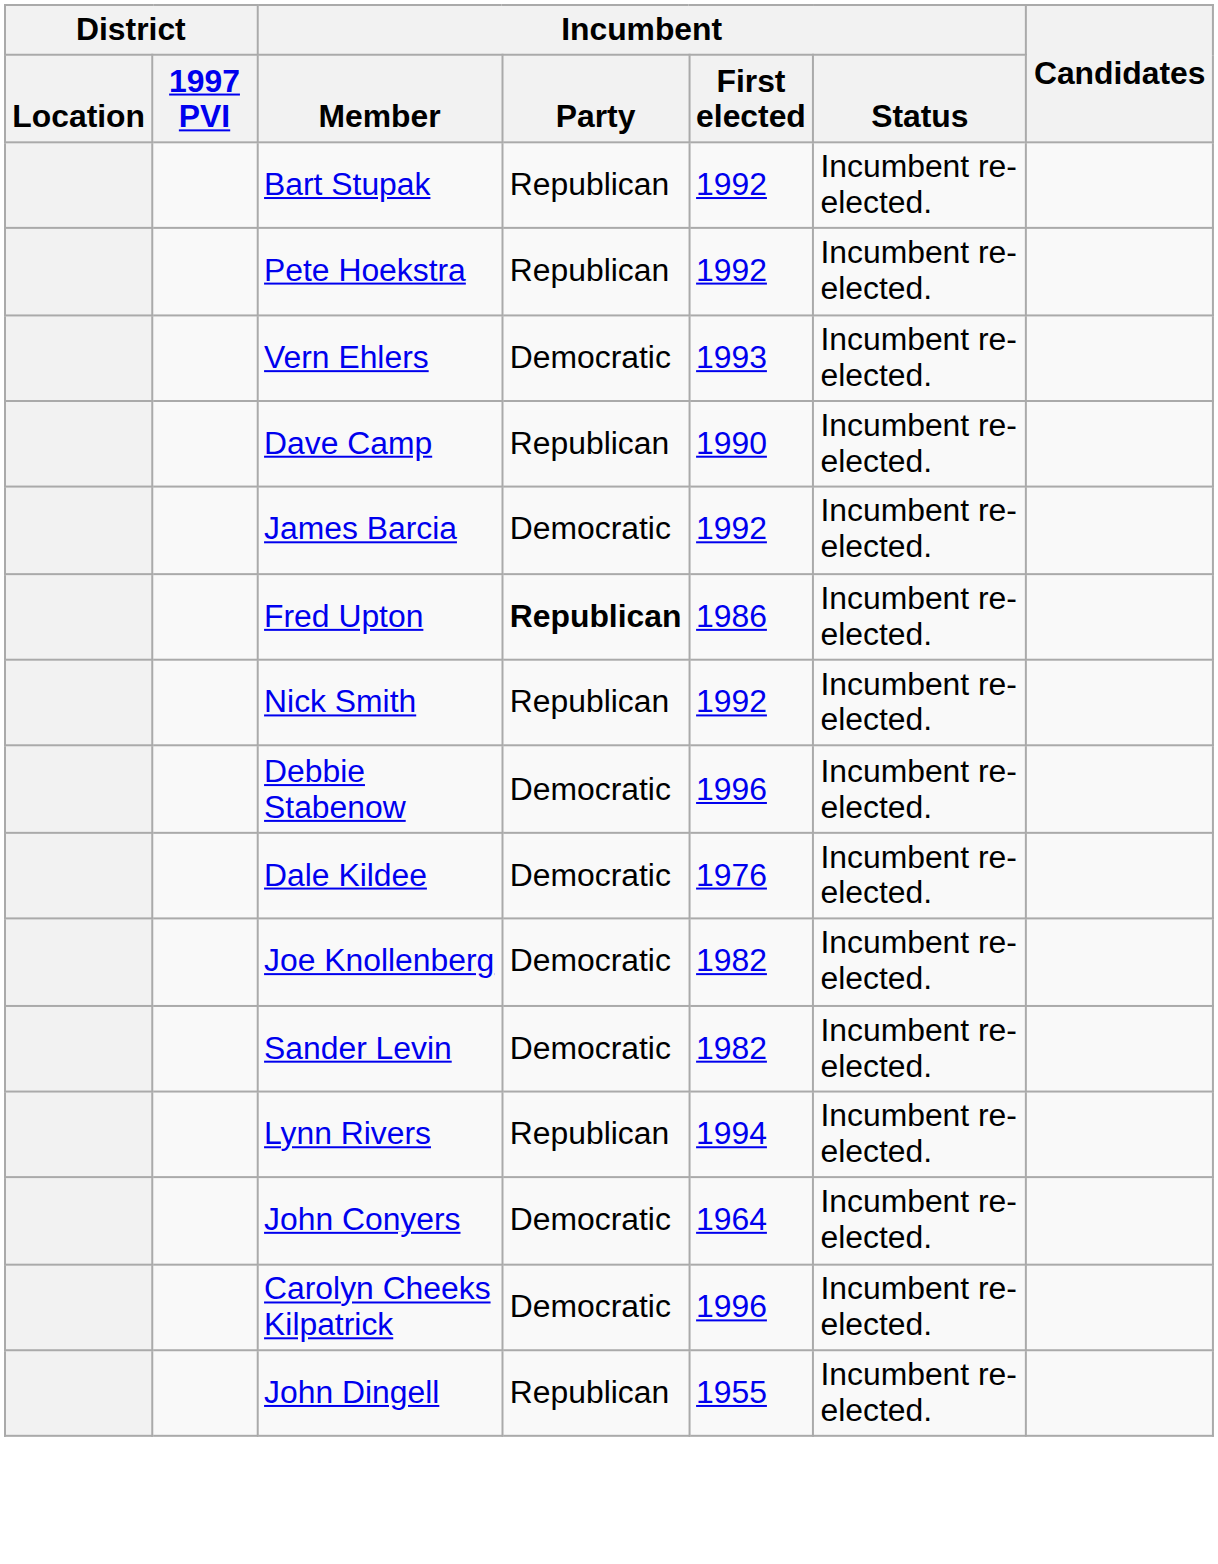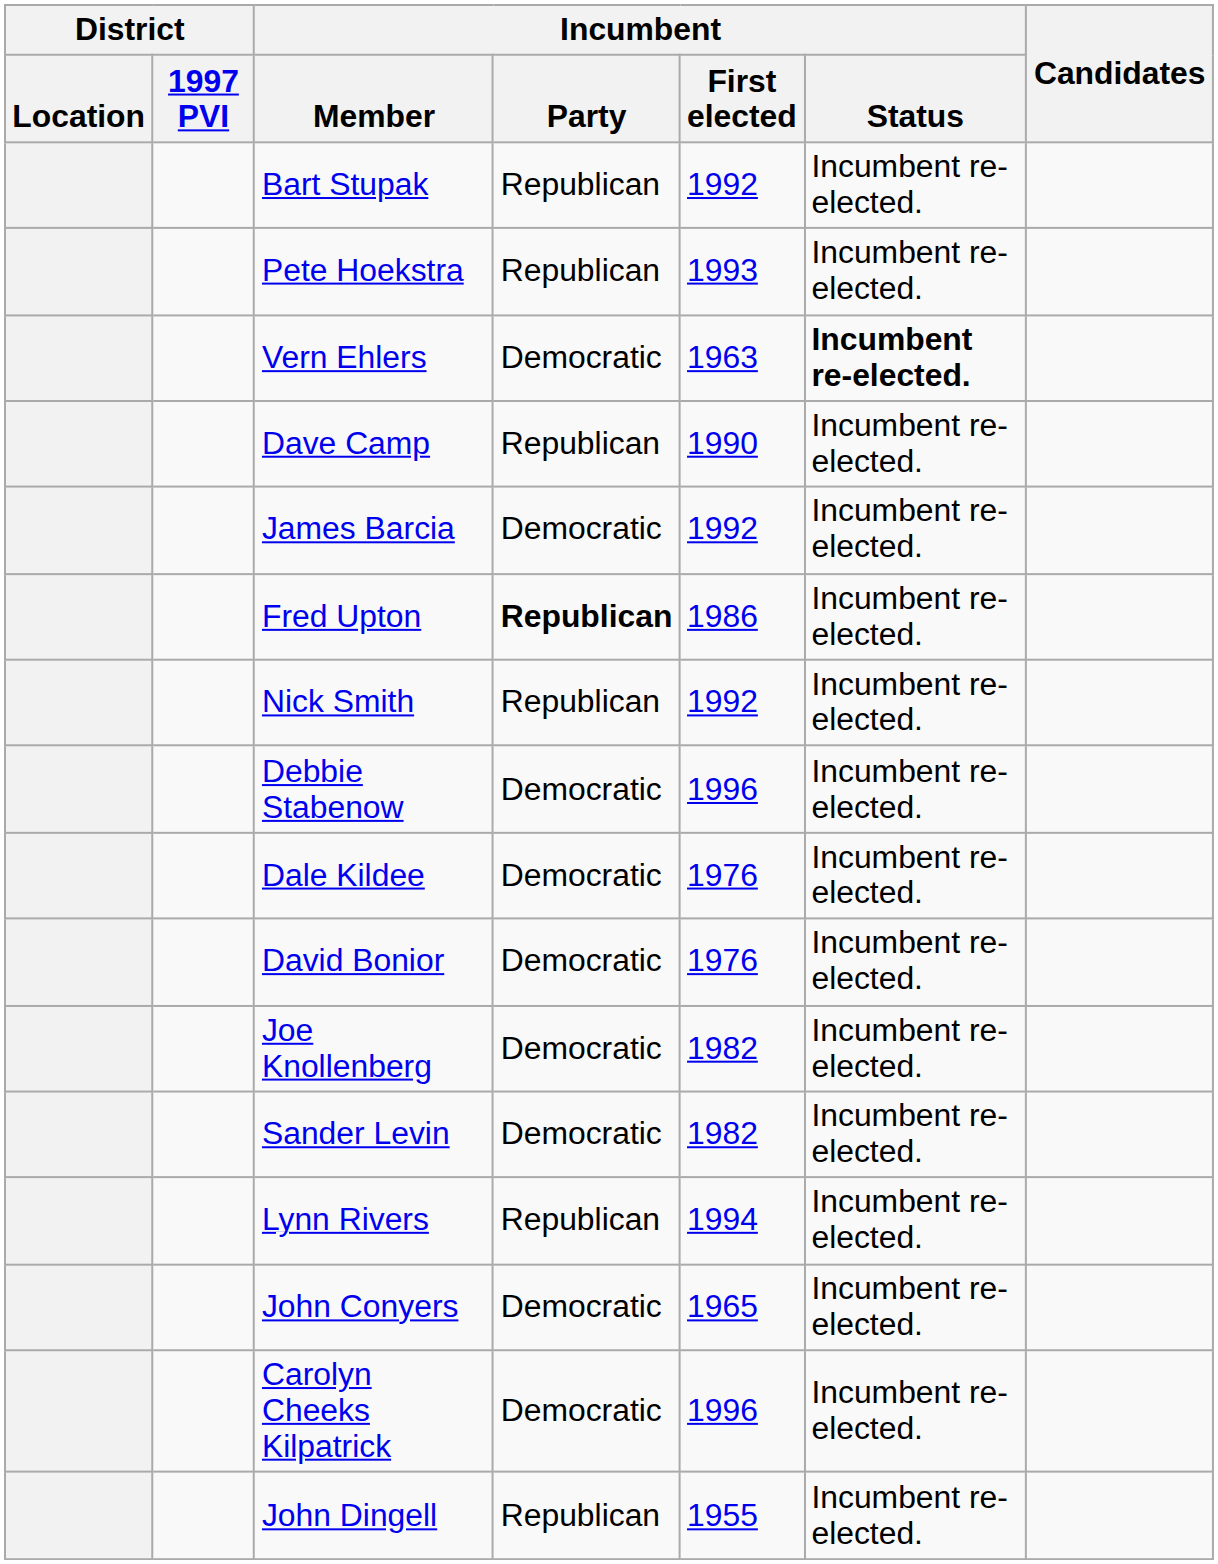(732, 270) 1992 -> (722, 270) 1993
(732, 357) 1993 -> (722, 357) 1963
(919, 357) normal -> (892, 357) bold
+ row: (353, 961)
(732, 1220) 1964 -> (722, 1306) 1965
